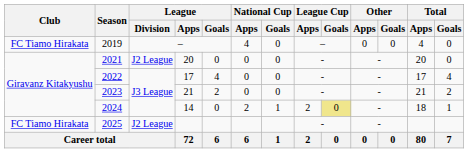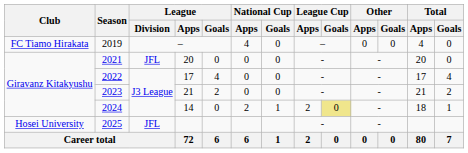(152, 60) J2 League -> (152, 60) JFL
(50, 124) FC Tiamo Hirakata -> (50, 124) Hosei University
(152, 124) J2 League -> (152, 124) JFL
